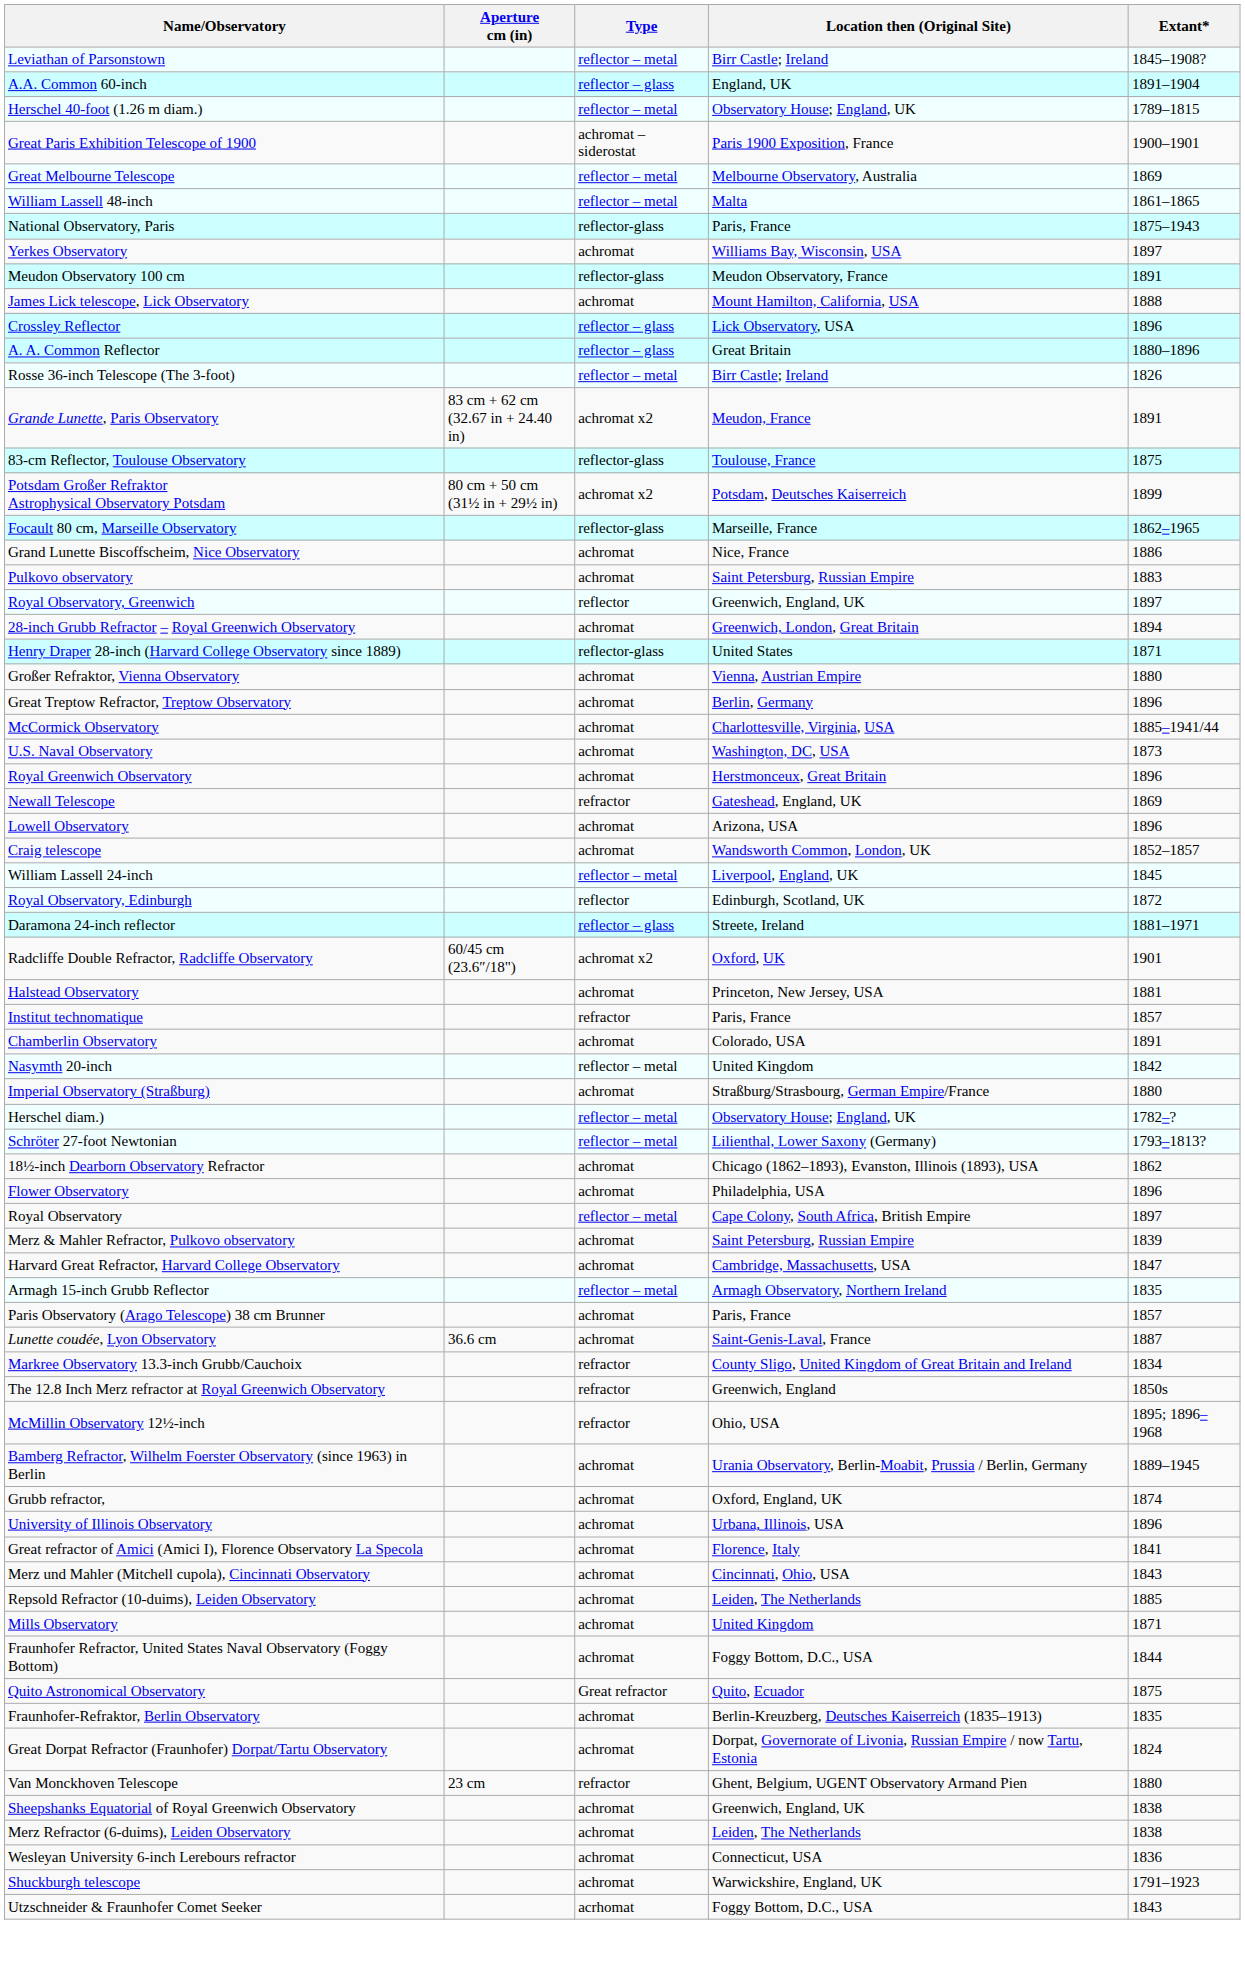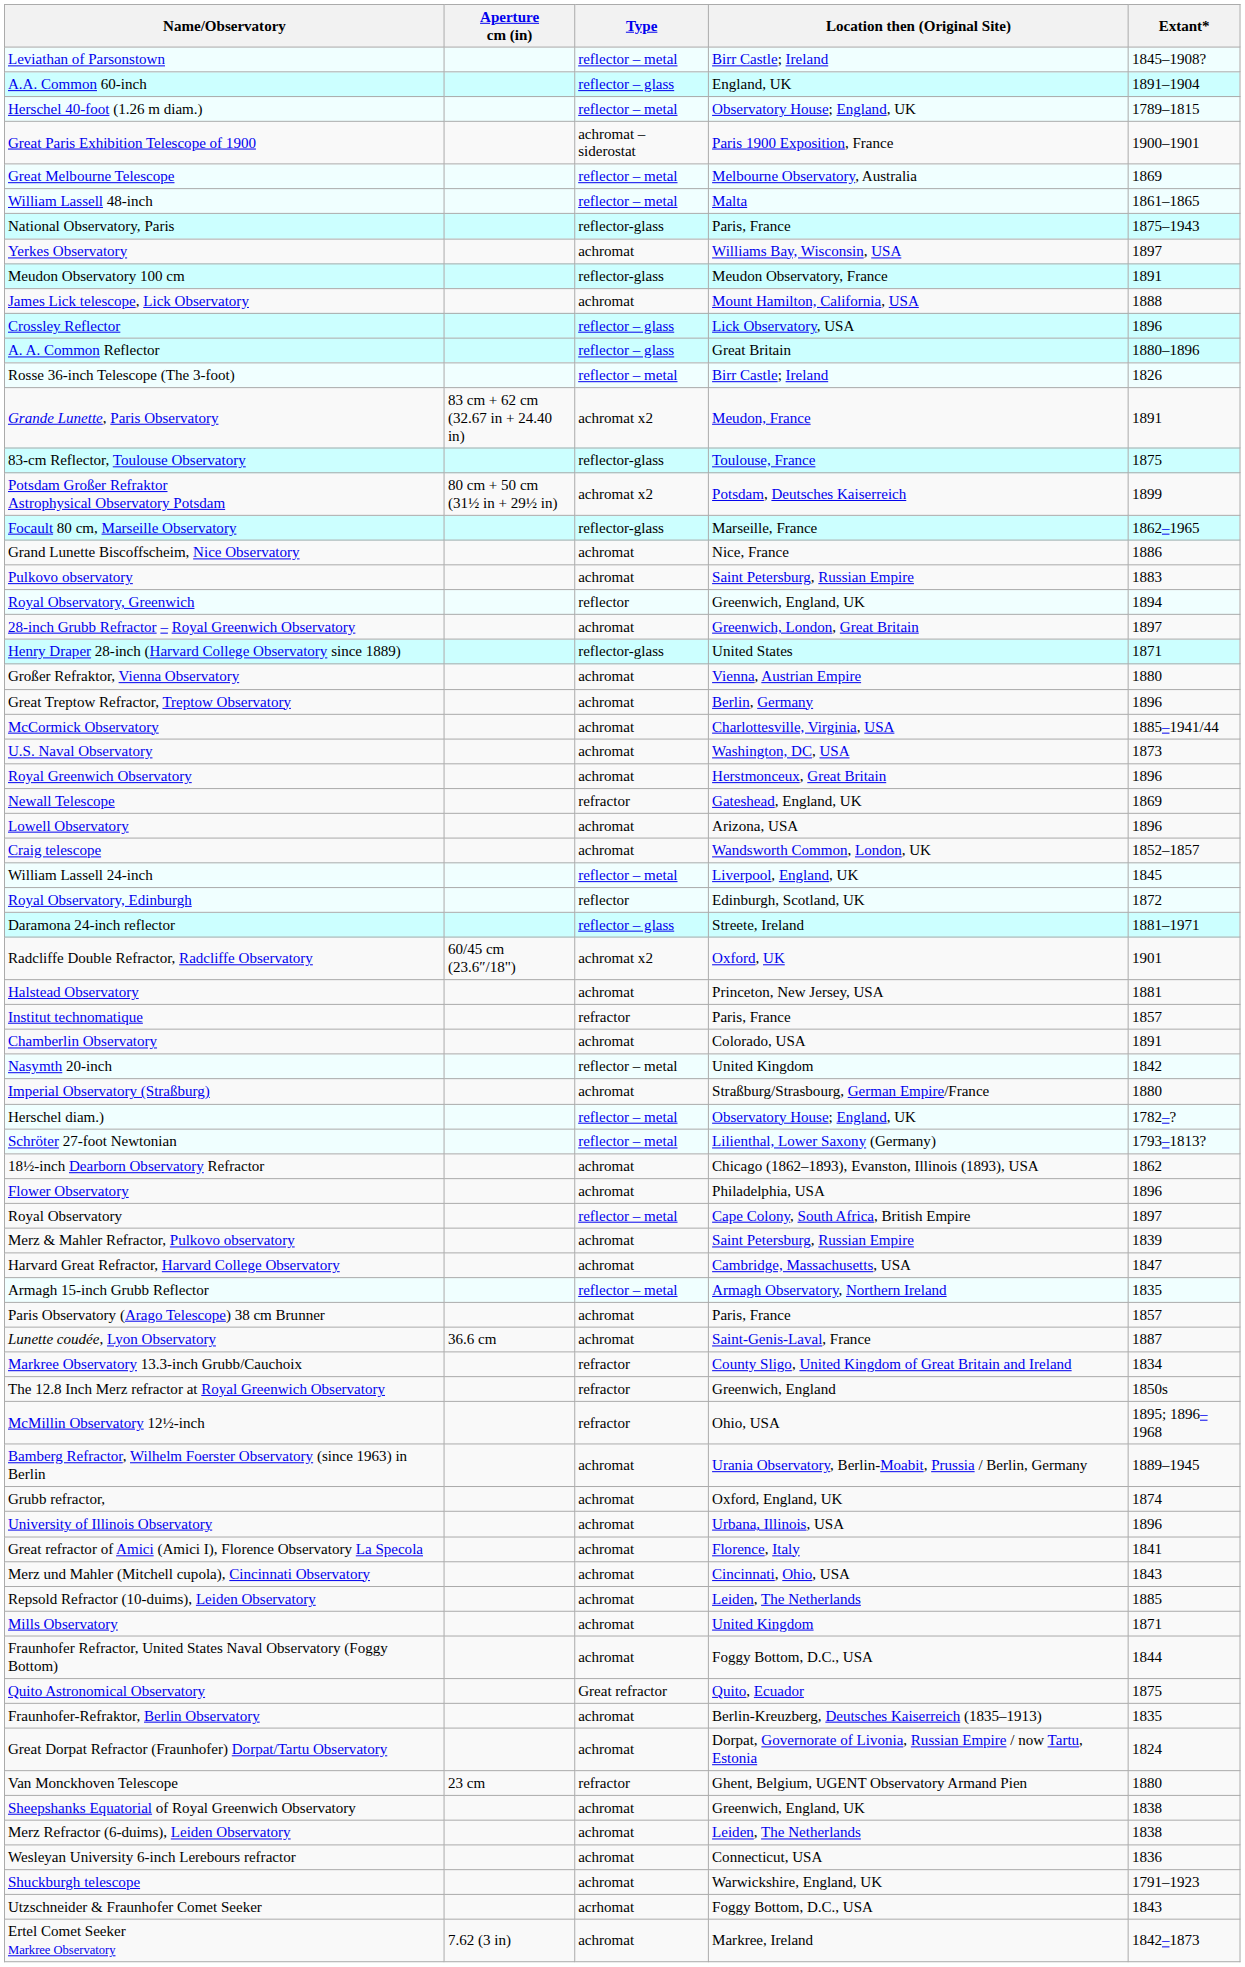(1147, 602) 1897 -> (1147, 602) 1894
(1147, 627) 1894 -> (1147, 627) 1897
+ row: (67, 1941)
